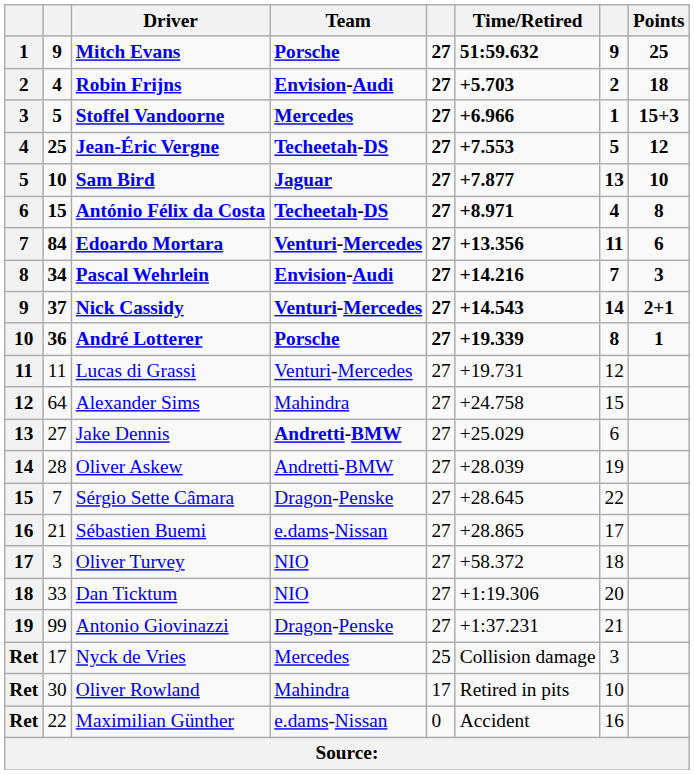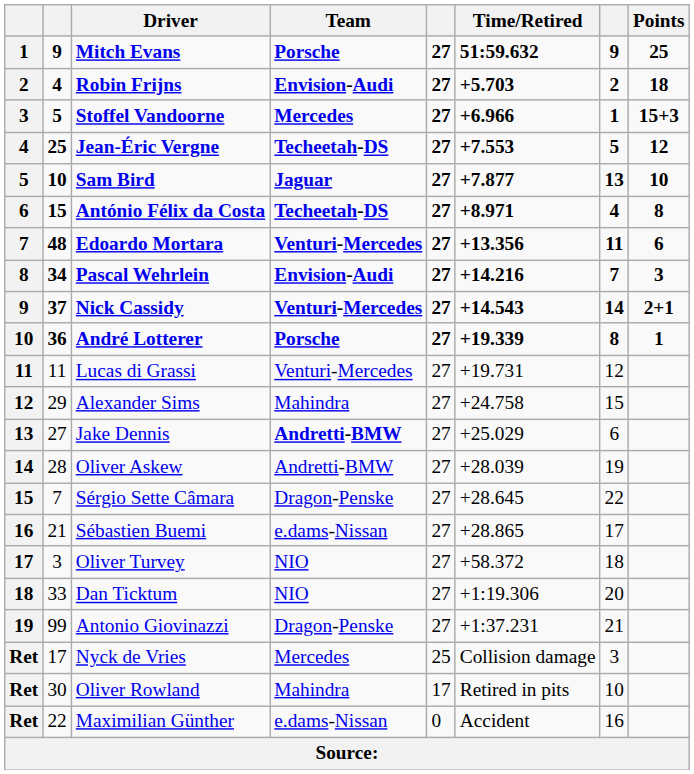(57, 243) 84 -> (57, 243) 48
(57, 402) 64 -> (57, 402) 29
